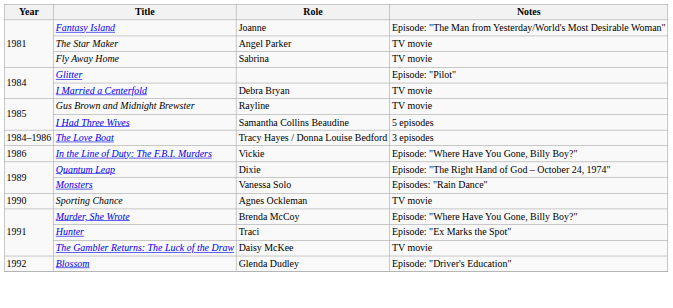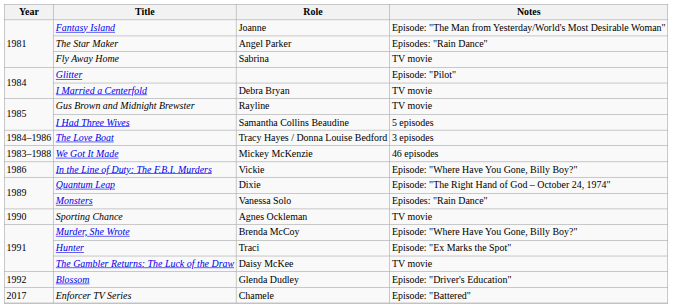(412, 43) TV movie -> (440, 43) Episodes: "Rain Dance"
+ row: (87, 153)
+ row: (94, 295)
